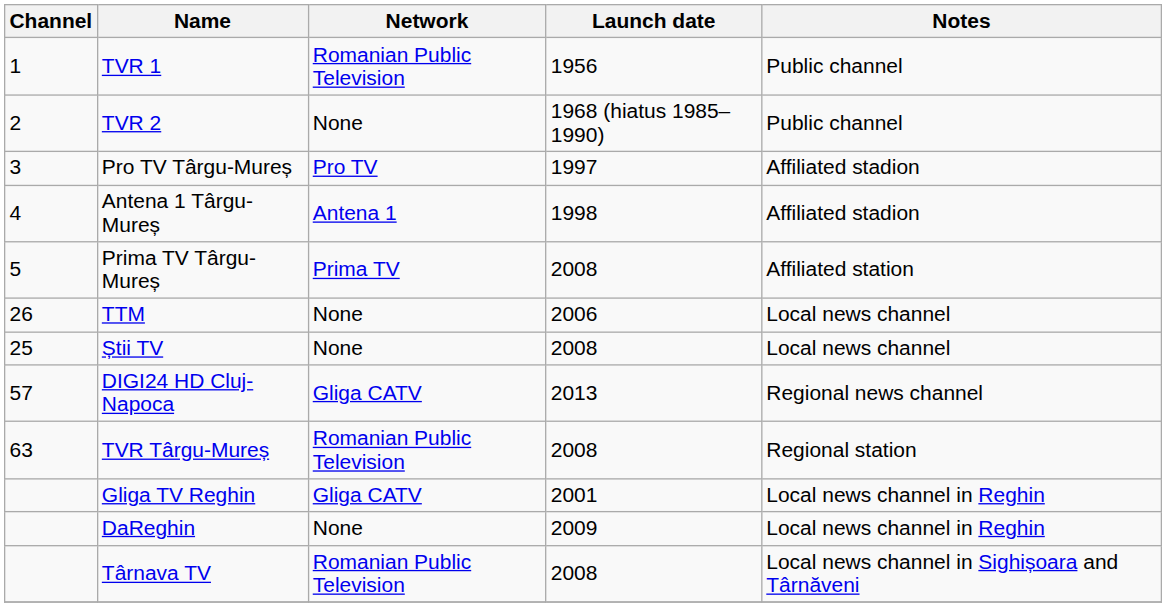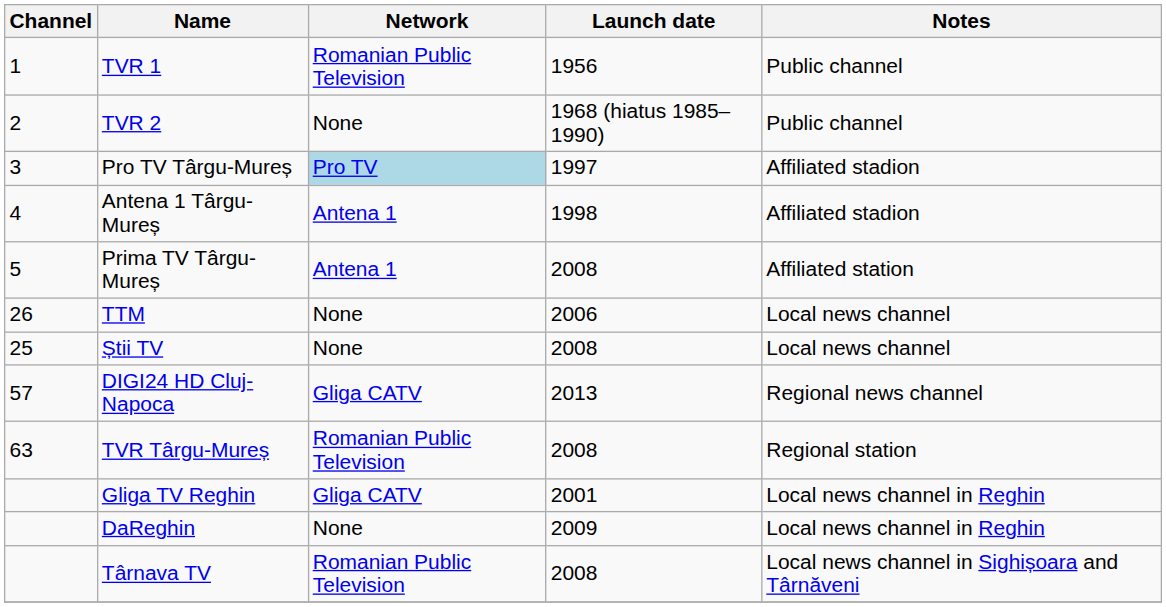(345, 168) no background -> (345, 168) lightblue background
(356, 269) Prima TV -> (355, 269) Antena 1
